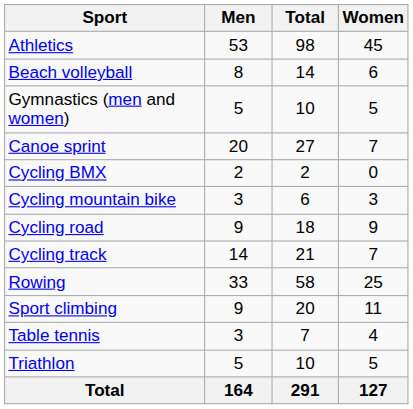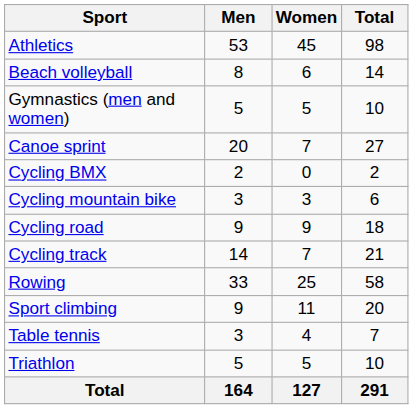columns swapped: (373, 18) <-> (305, 18)
